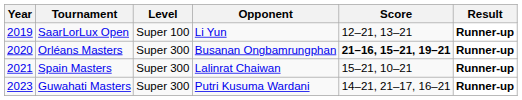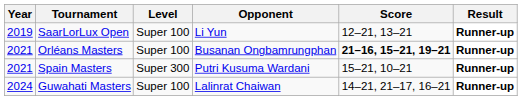(20, 50) 2020 -> (20, 50) 2021
(163, 50) Super 300 -> (163, 50) Super 100
(238, 68) Lalinrat Chaiwan -> (252, 68) Putri Kusuma Wardani
(20, 87) 2023 -> (20, 87) 2024
(163, 87) Super 300 -> (163, 87) Super 100
(252, 87) Putri Kusuma Wardani -> (238, 87) Lalinrat Chaiwan
